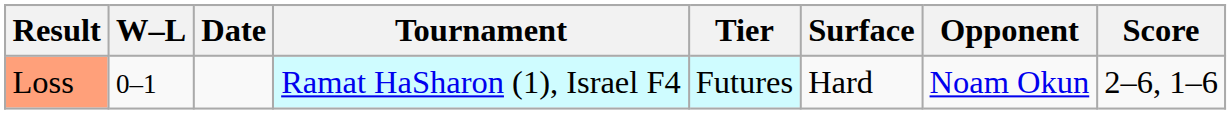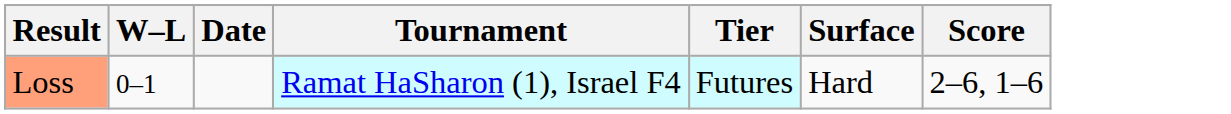- column: (1009, 30)
